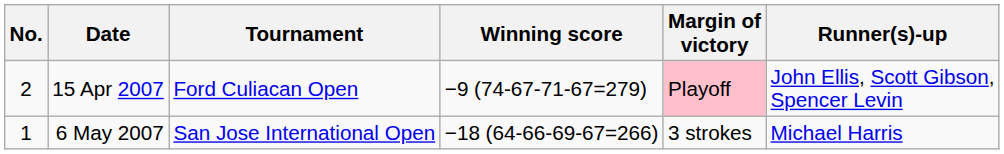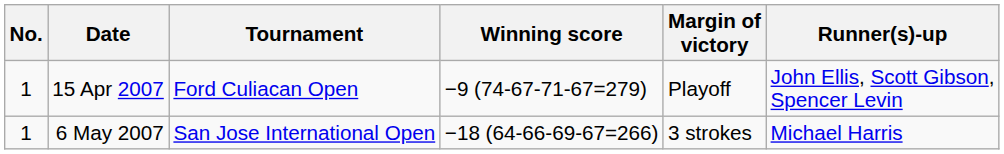(26, 89) 2 -> (26, 89) 1
(699, 89) pink background -> (699, 89) no background
